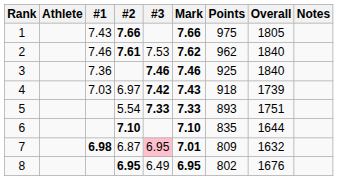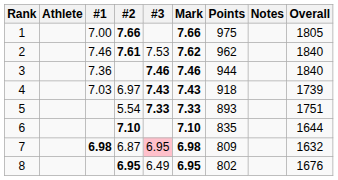columns swapped: (314, 14) <-> (271, 14)
(100, 33) 7.43 -> (100, 33) 7.00
(227, 71) 925 -> (227, 71) 944
(158, 90) 7.42 -> (158, 90) 7.43
(189, 147) 7.01 -> (189, 147) 6.98
